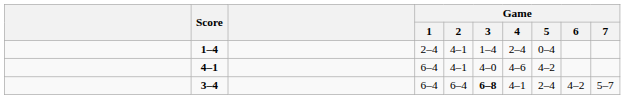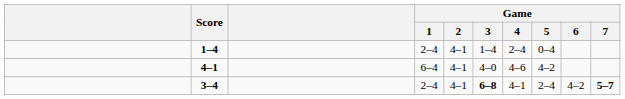(429, 85) 6–4 -> (429, 85) 2–4
(458, 85) 6–4 -> (458, 85) 4–1
(605, 85) normal -> (605, 85) bold
